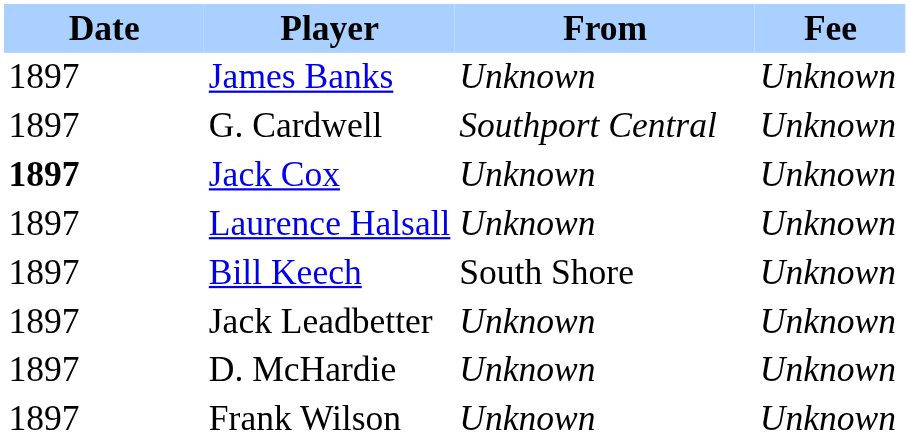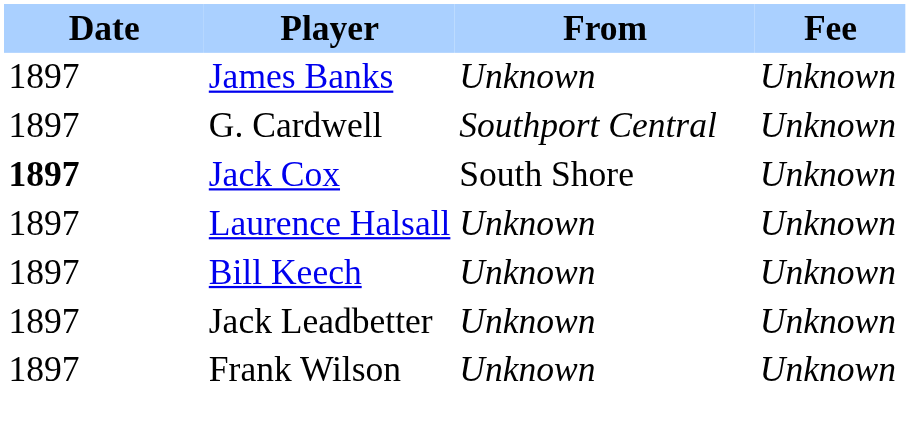(527, 174) Unknown -> (547, 174) South Shore
(547, 272) South Shore -> (527, 272) Unknown
- row: (303, 369)
